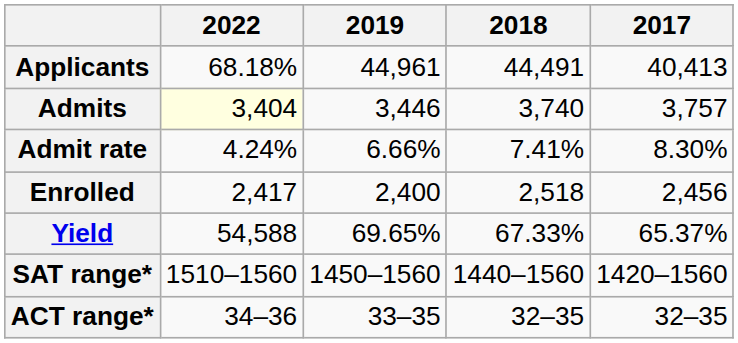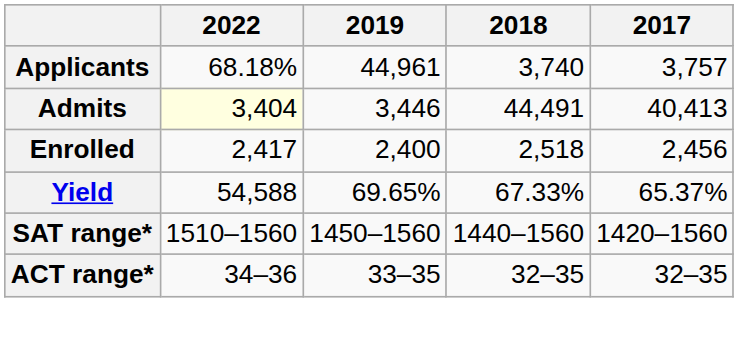(544, 66) 44,491 -> (551, 66) 3,740
(687, 66) 40,413 -> (695, 66) 3,757
(551, 108) 3,740 -> (544, 108) 44,491
(695, 108) 3,757 -> (687, 108) 40,413
- row: (82, 150)
